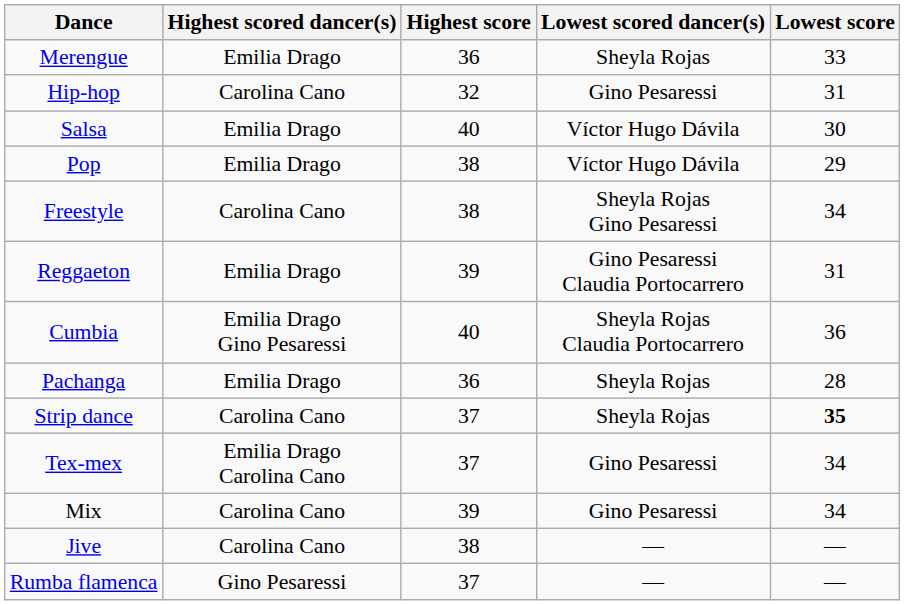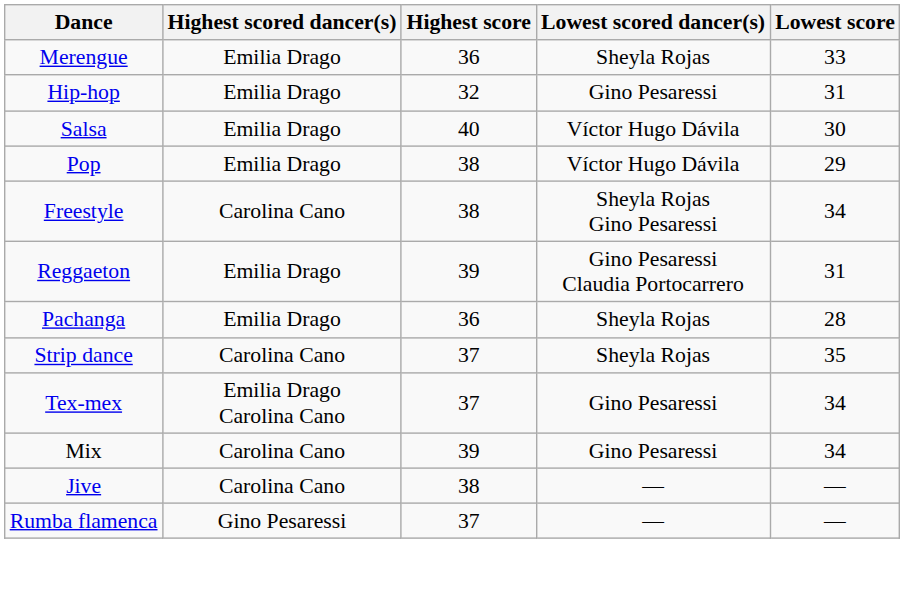(282, 92) Carolina Cano -> (282, 92) Emilia Drago
- row: (84, 331)
(835, 414) bold -> (835, 354) normal
